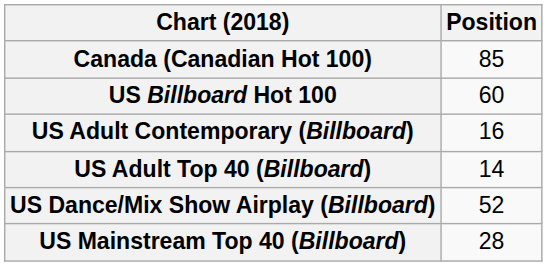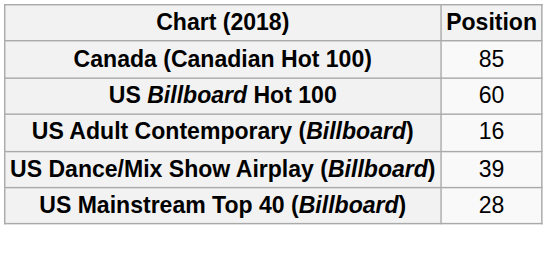- row: (223, 168)
(492, 205) 52 -> (492, 168) 39
